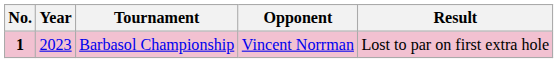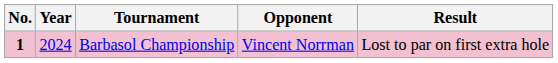(56, 44) 2023 -> (56, 44) 2024
